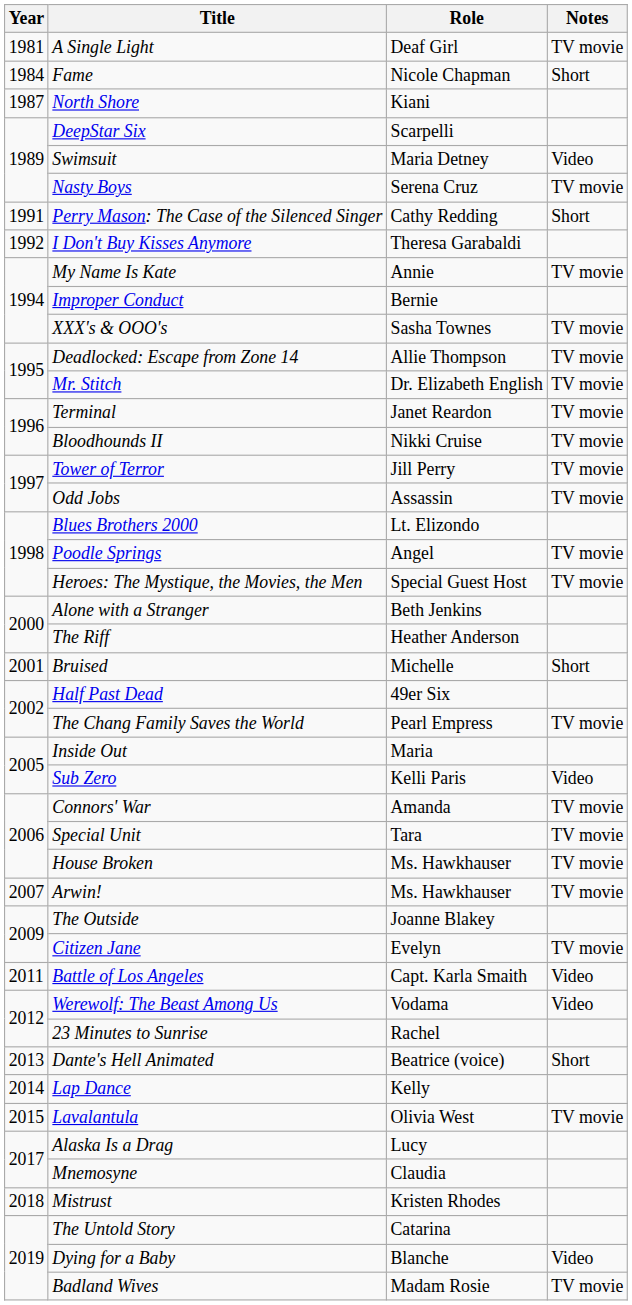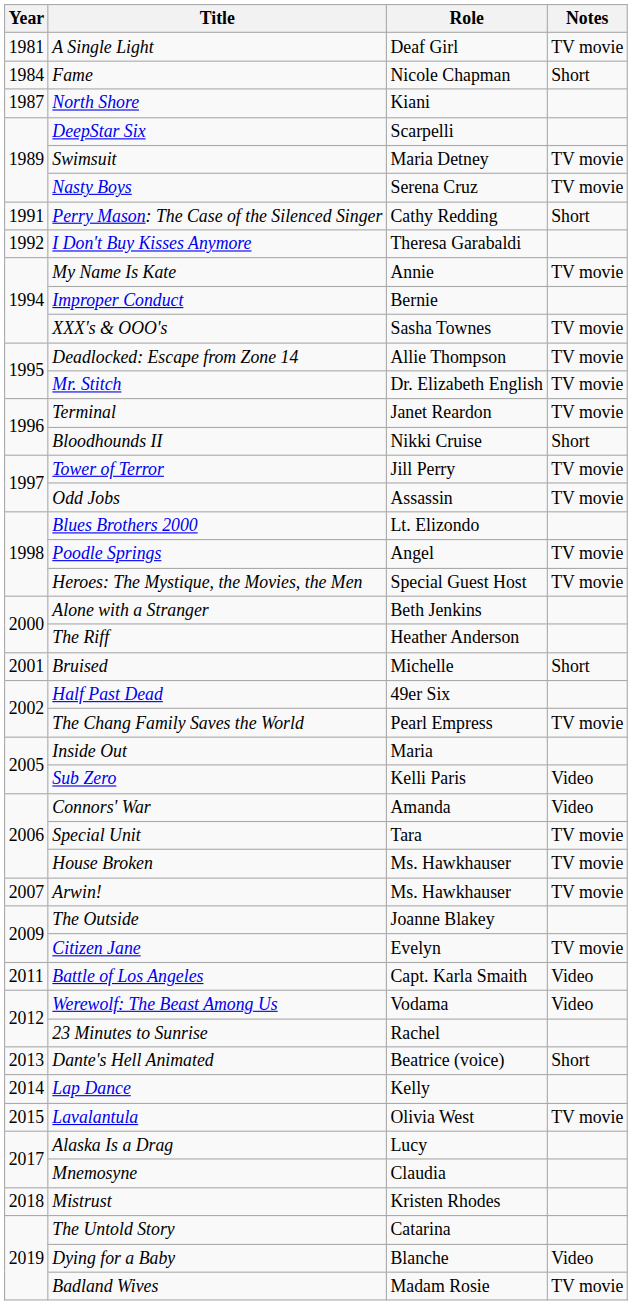(572, 159) Video -> (587, 159) TV movie
(587, 441) TV movie -> (570, 441) Short
(587, 807) TV movie -> (572, 807) Video
